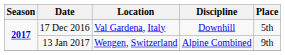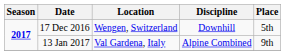(130, 27) Val Gardena, Italy -> (136, 27) Wengen, Switzerland
(136, 43) Wengen, Switzerland -> (130, 43) Val Gardena, Italy
